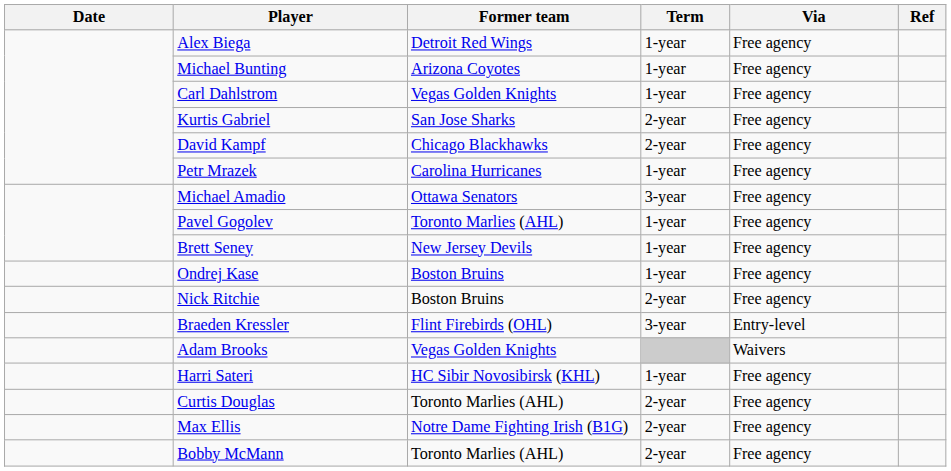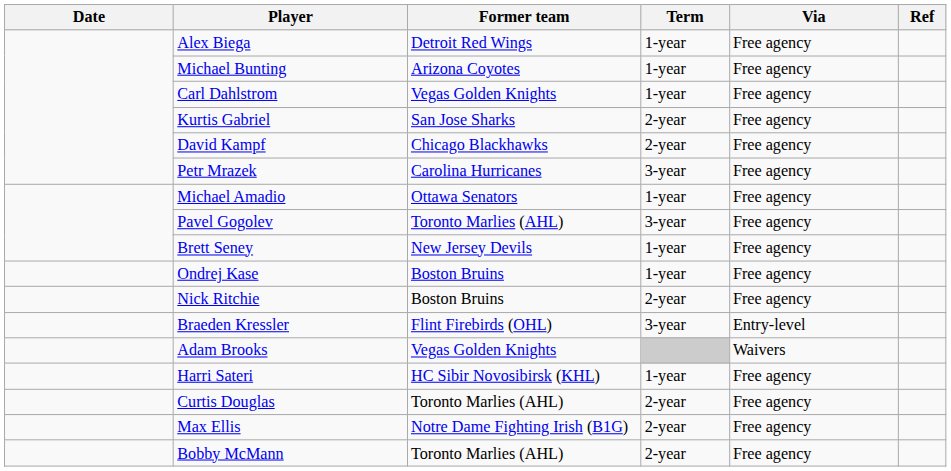(665, 171) 1-year -> (665, 171) 3-year
(665, 196) 3-year -> (665, 196) 1-year
(665, 222) 1-year -> (665, 222) 3-year
